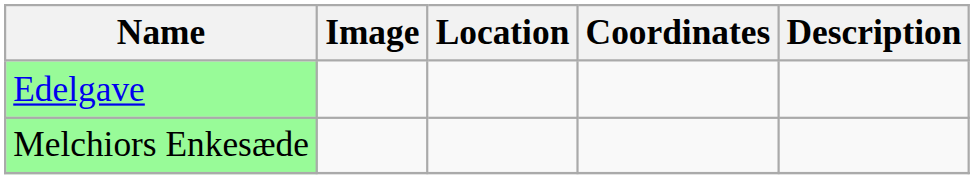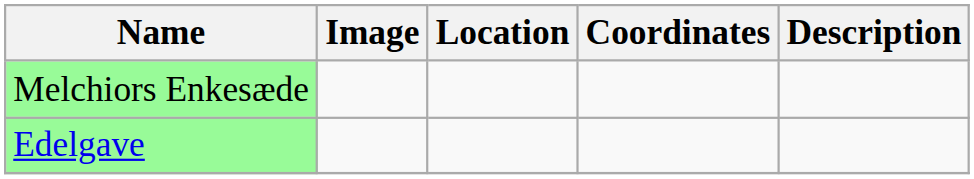rows swapped: (79, 88) <-> (161, 144)
